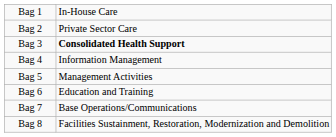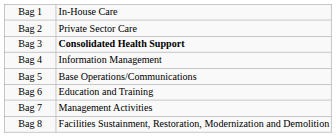(105, 76) Management Activities -> (128, 76) Base Operations/Communications
(128, 108) Base Operations/Communications -> (105, 108) Management Activities
